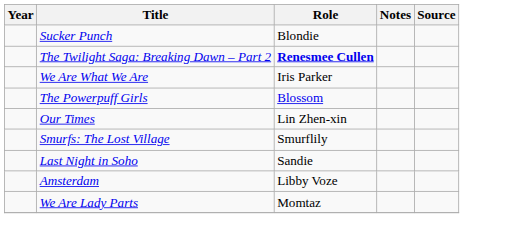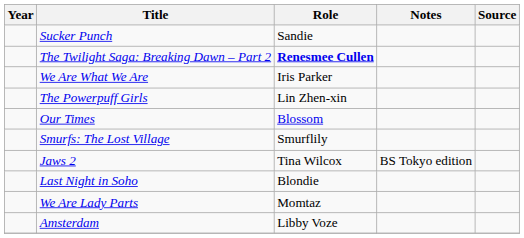(298, 35) Blondie -> (295, 35) Sandie
(300, 98) Blossom -> (312, 98) Lin Zhen-xin
(312, 118) Lin Zhen-xin -> (300, 118) Blossom
+ row: (58, 160)
(295, 160) Sandie -> (298, 181) Blondie
rows swapped: (89, 202) <-> (69, 181)
